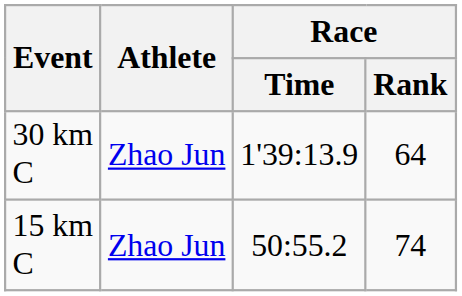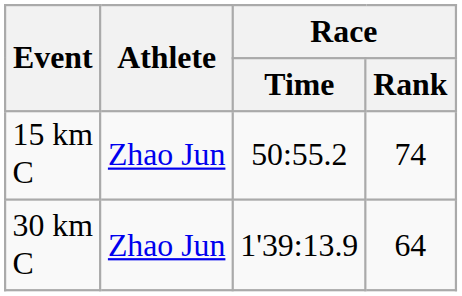rows swapped: (53, 244) <-> (53, 154)
